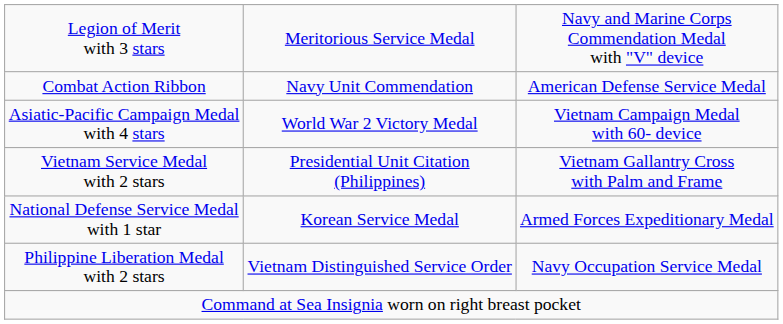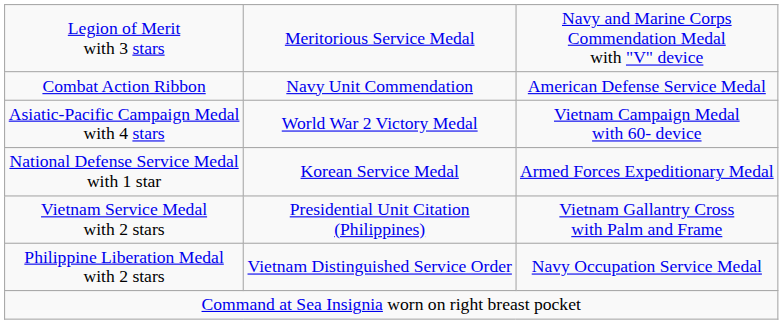rows swapped: (124, 219) <-> (124, 171)
